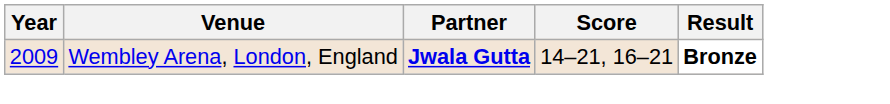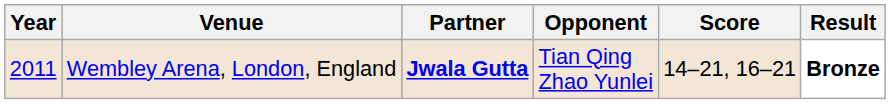+ column: (596, 22)
(34, 57) 2009 -> (33, 69) 2011
